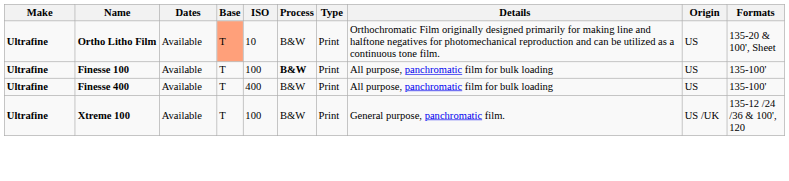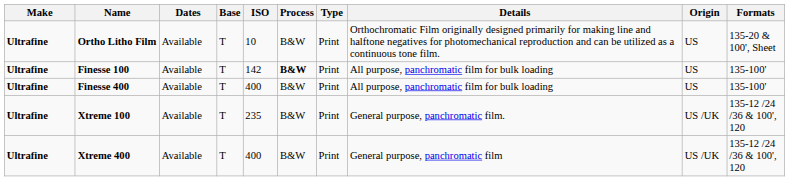(223, 41) lightsalmon background -> (223, 41) no background
(253, 70) 100 -> (253, 70) 142
(253, 115) 100 -> (253, 115) 235
+ row: (104, 156)
